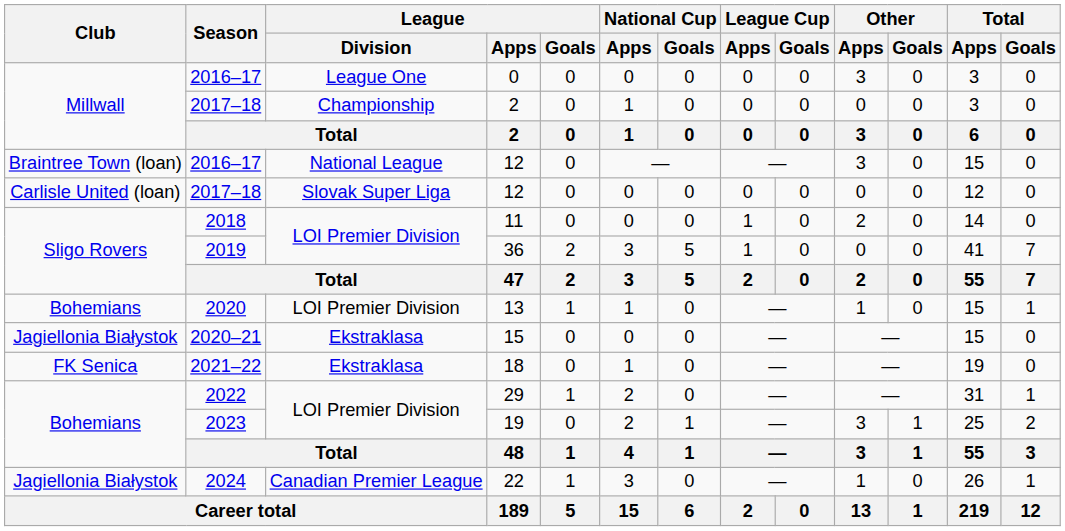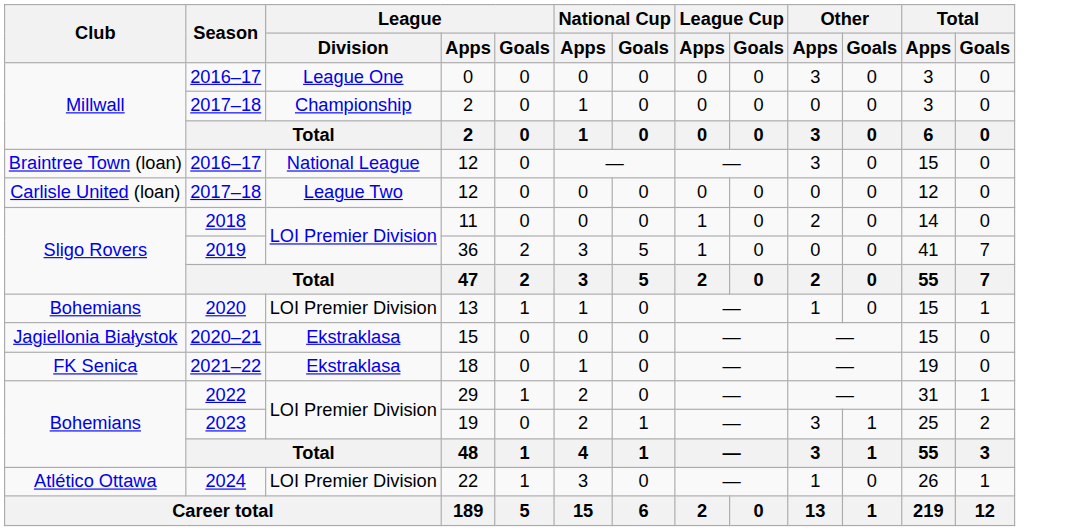(376, 192) Slovak Super Liga -> (353, 192) League Two
(95, 481) Jagiellonia Białystok -> (95, 481) Atlético Ottawa
(376, 481) Canadian Premier League -> (353, 481) LOI Premier Division
